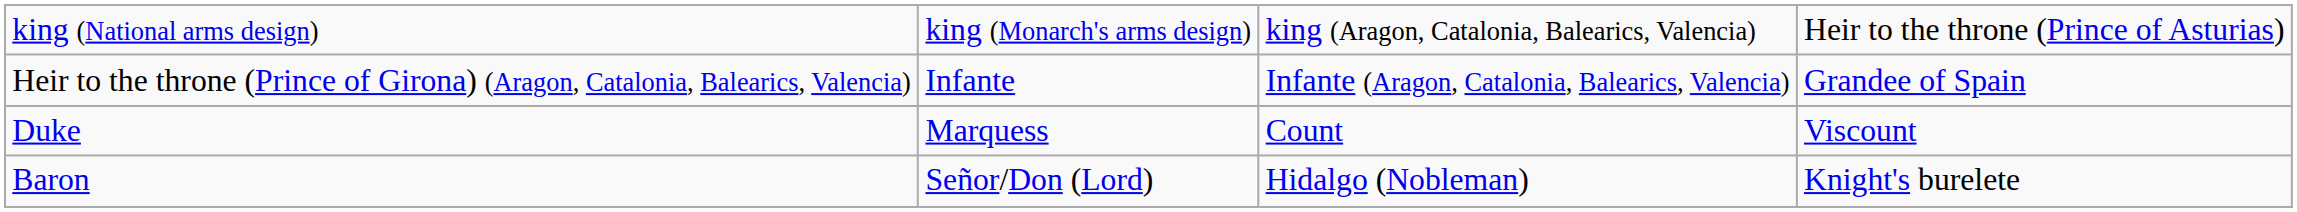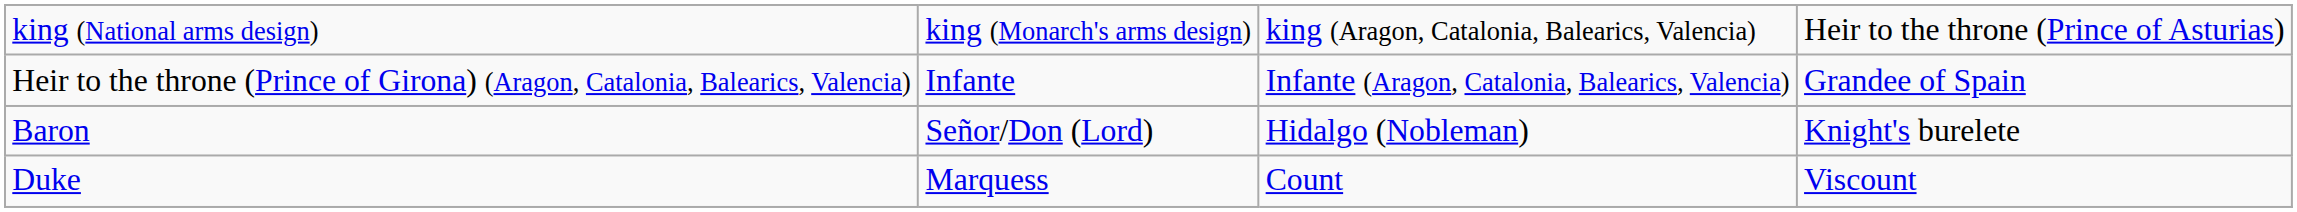rows swapped: (47, 130) <-> (51, 180)
